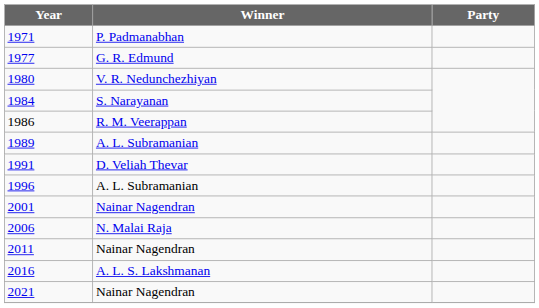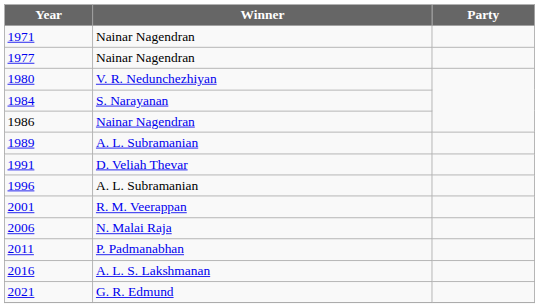(140, 36) P. Padmanabhan -> (145, 36) Nainar Nagendran
(135, 57) G. R. Edmund -> (145, 57) Nainar Nagendran
(141, 121) R. M. Veerappan -> (145, 121) Nainar Nagendran
(145, 206) Nainar Nagendran -> (141, 206) R. M. Veerappan
(145, 249) Nainar Nagendran -> (140, 249) P. Padmanabhan
(145, 292) Nainar Nagendran -> (135, 292) G. R. Edmund
